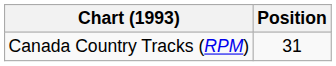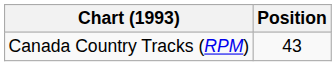(292, 46) 31 -> (292, 46) 43
